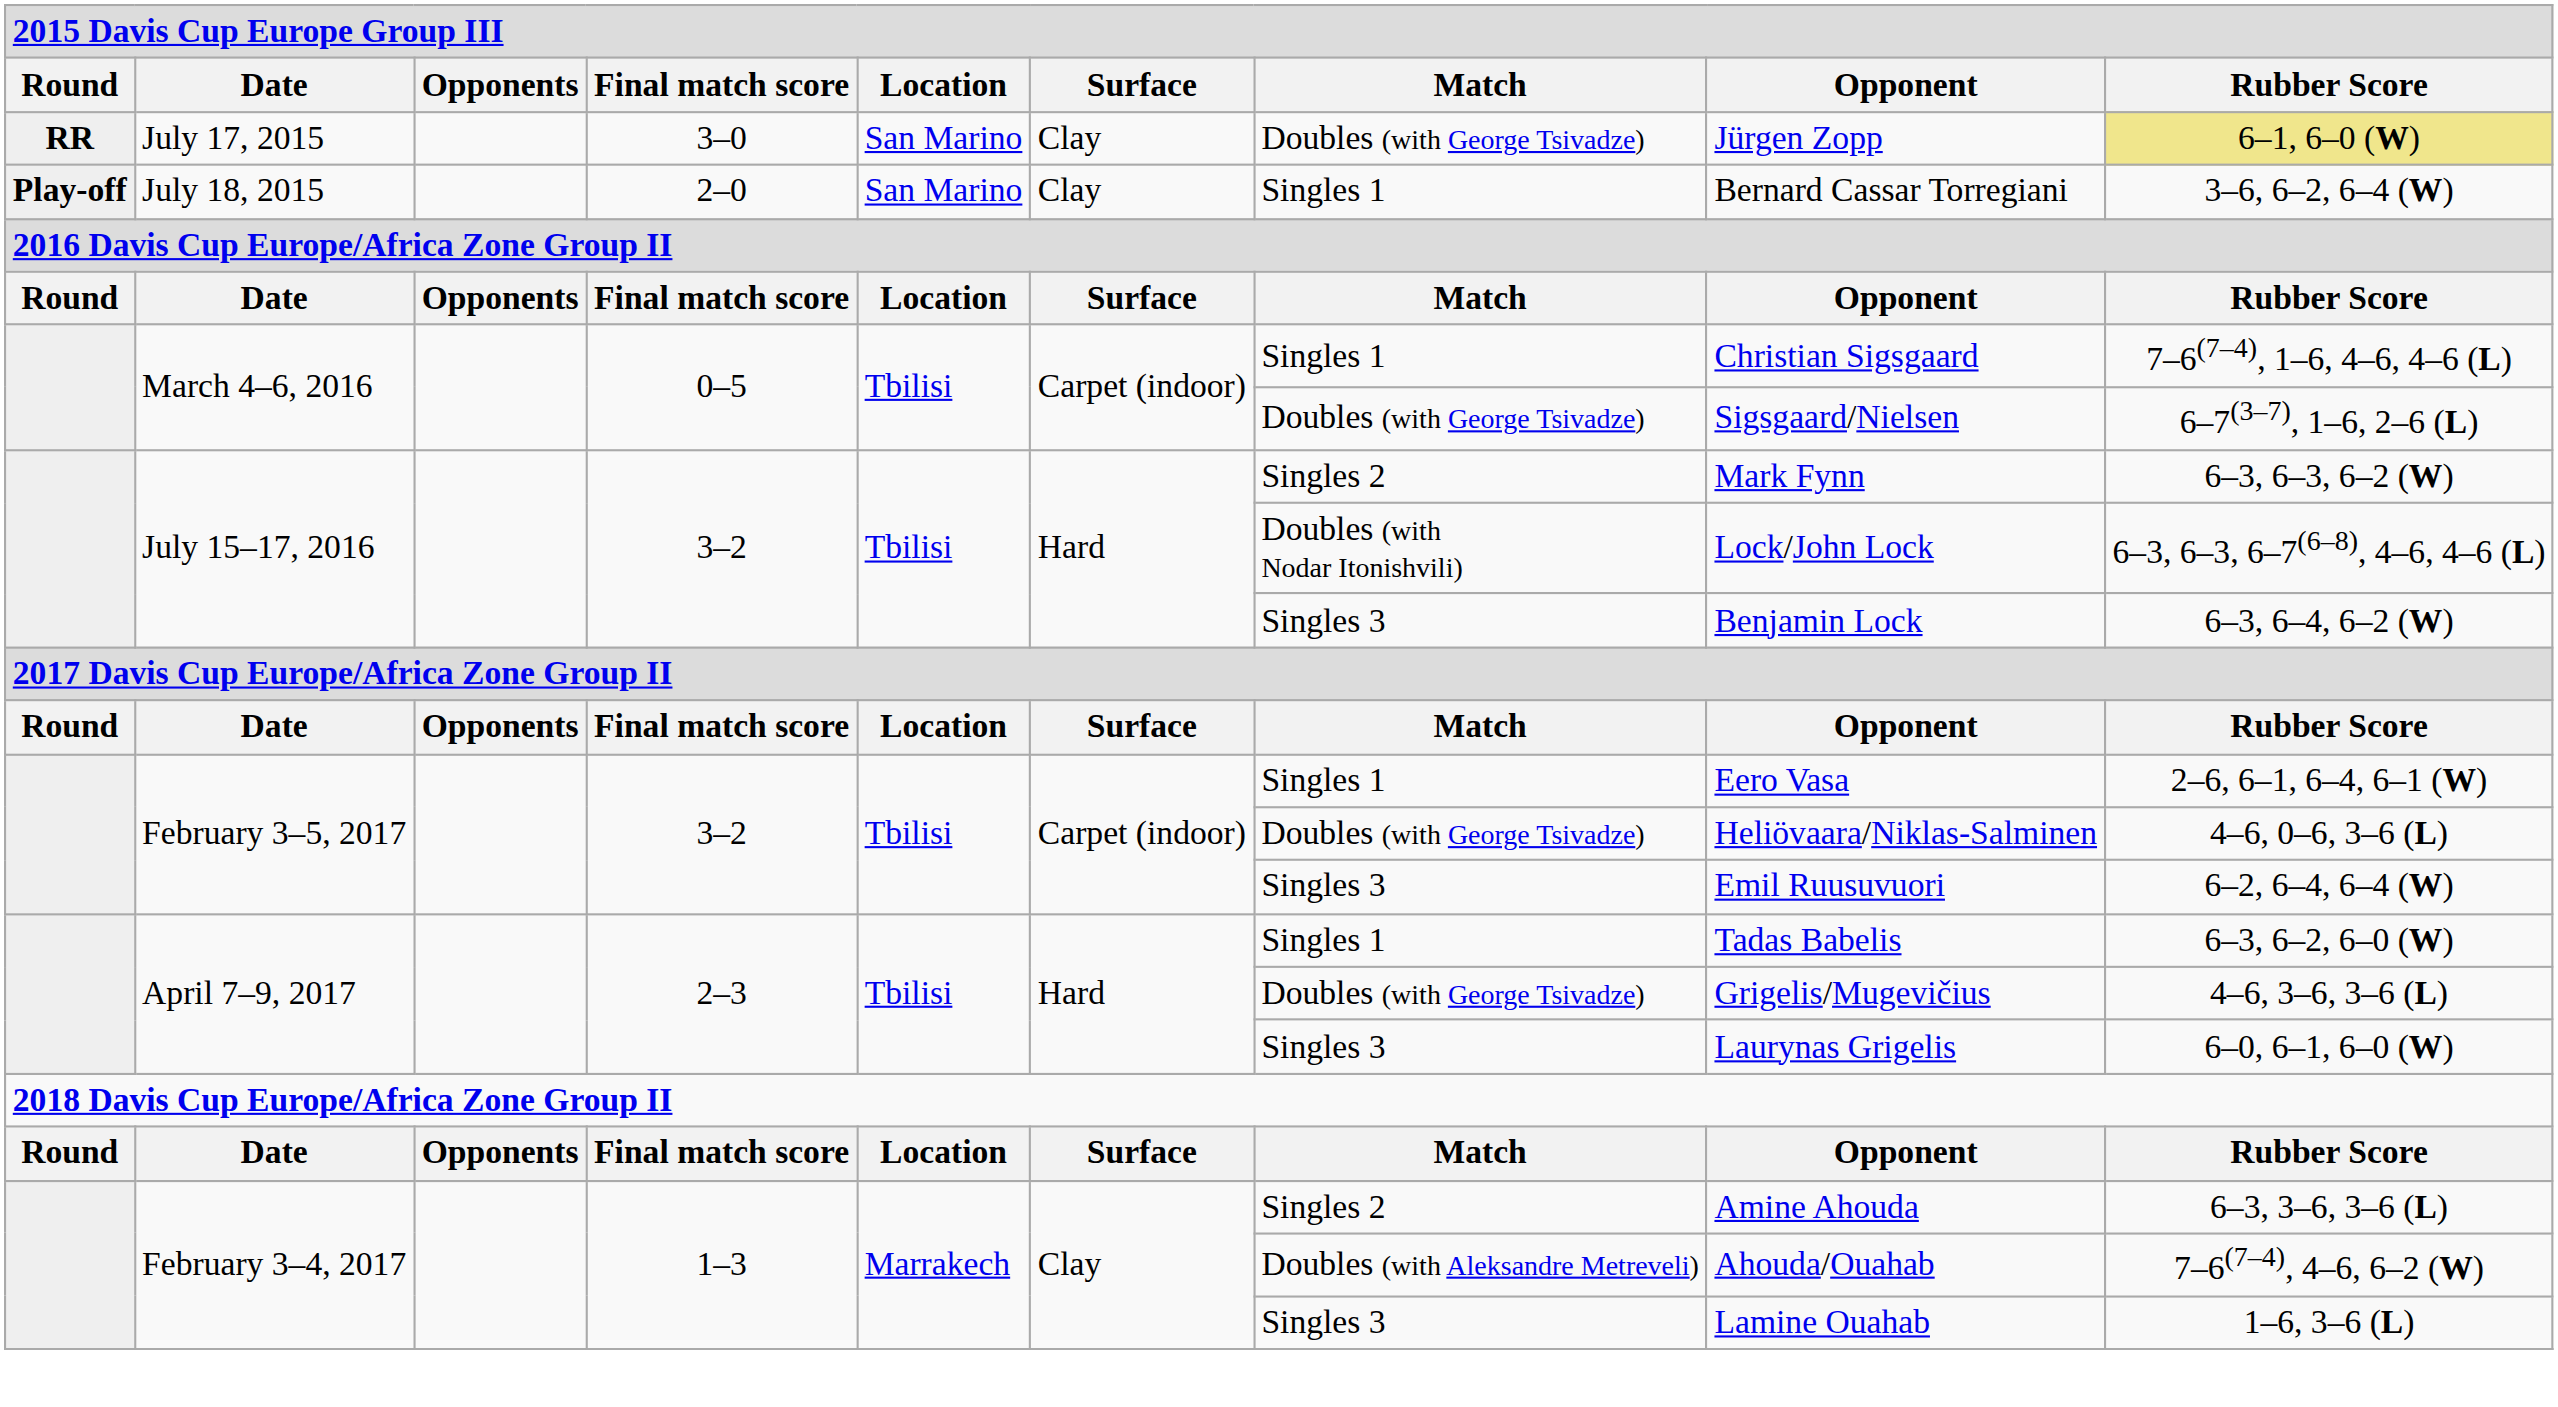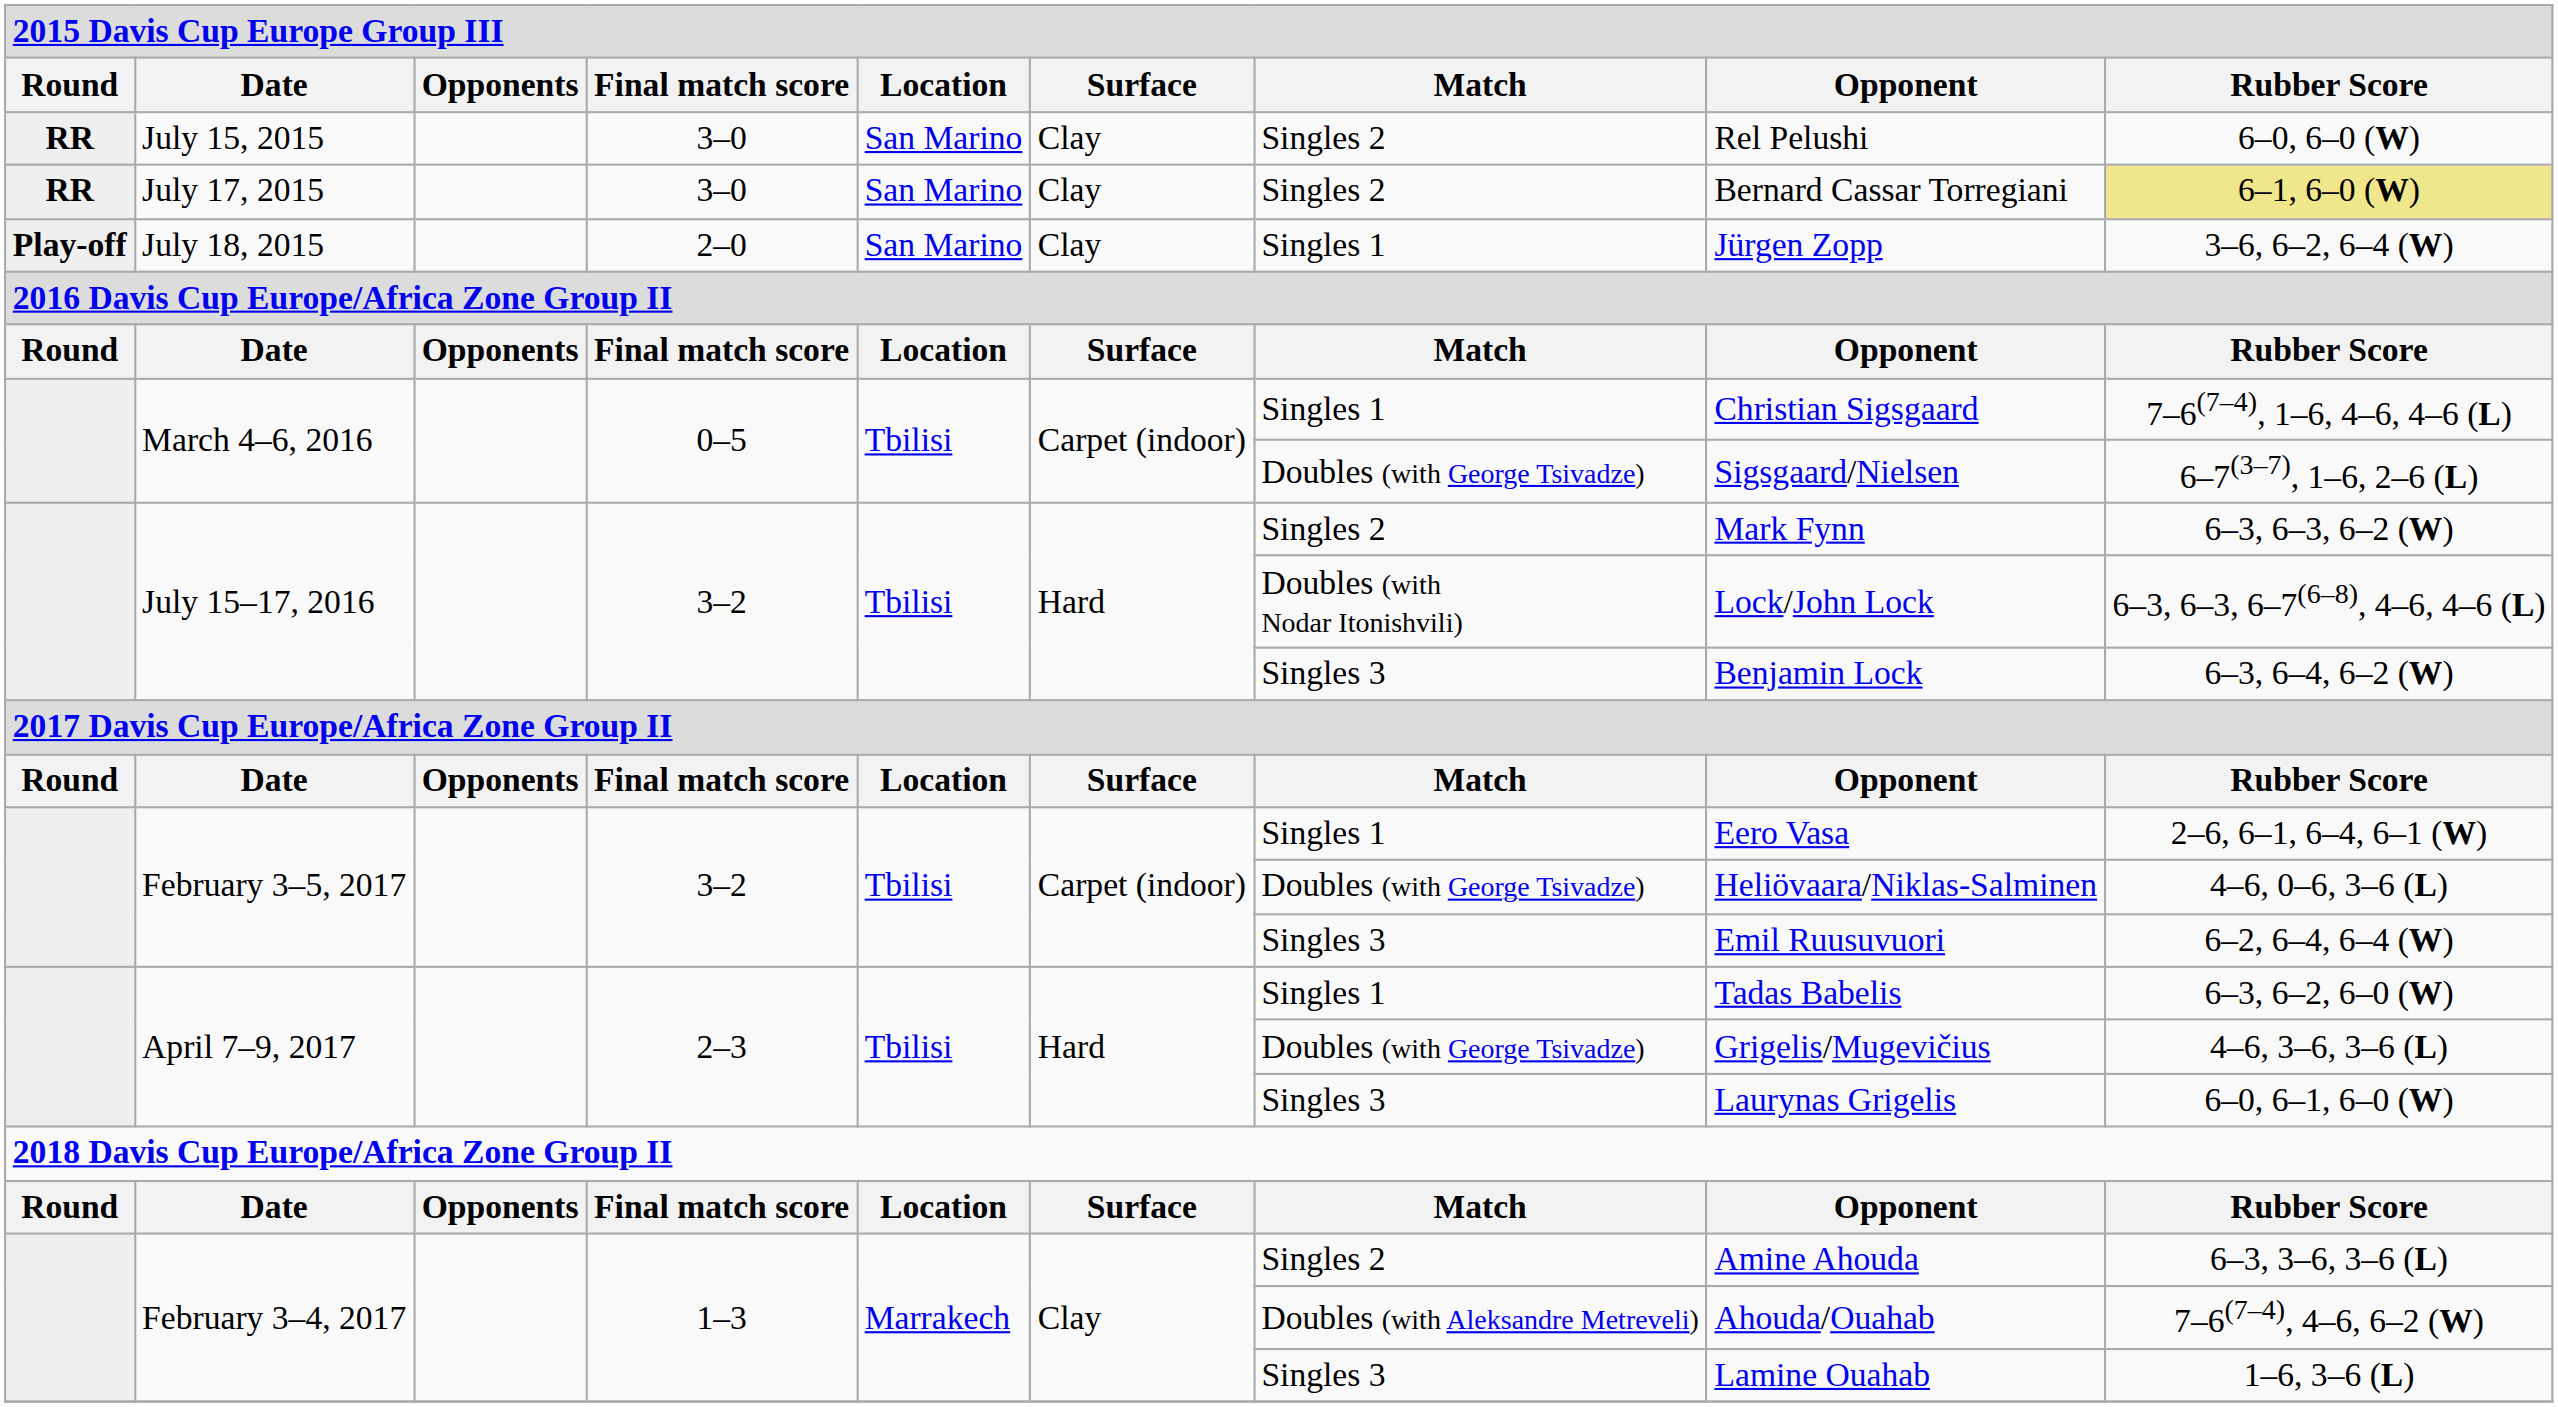+ row: (233, 137)
(1453, 137) Doubles (with George Tsivadze) -> (1323, 191) Singles 2
(1799, 137) Jürgen Zopp -> (1891, 191) Bernard Cassar Torregiani
(1891, 191) Bernard Cassar Torregiani -> (1799, 244) Jürgen Zopp
